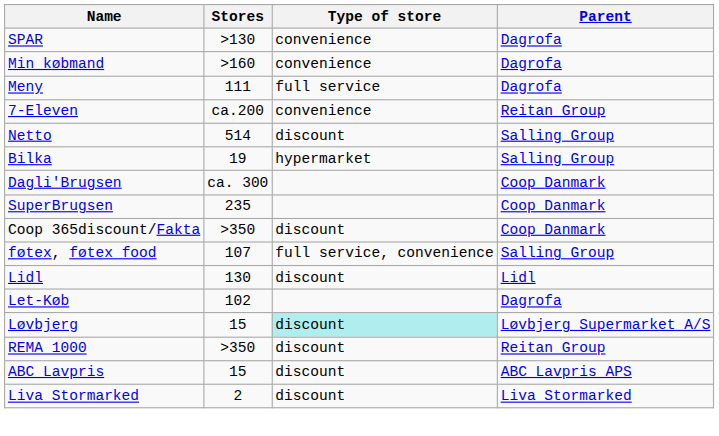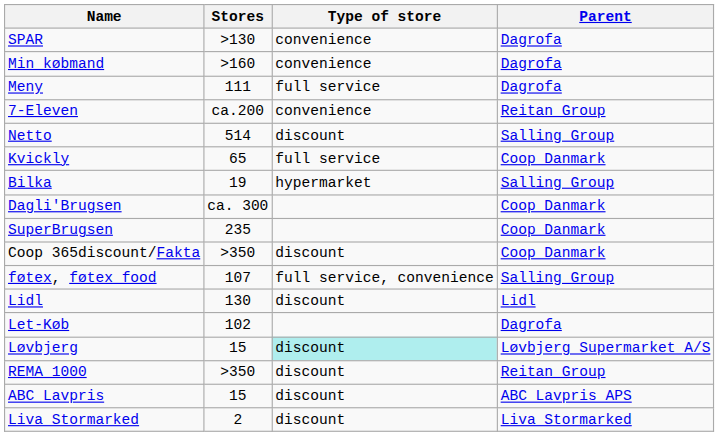+ row: (39, 159)
